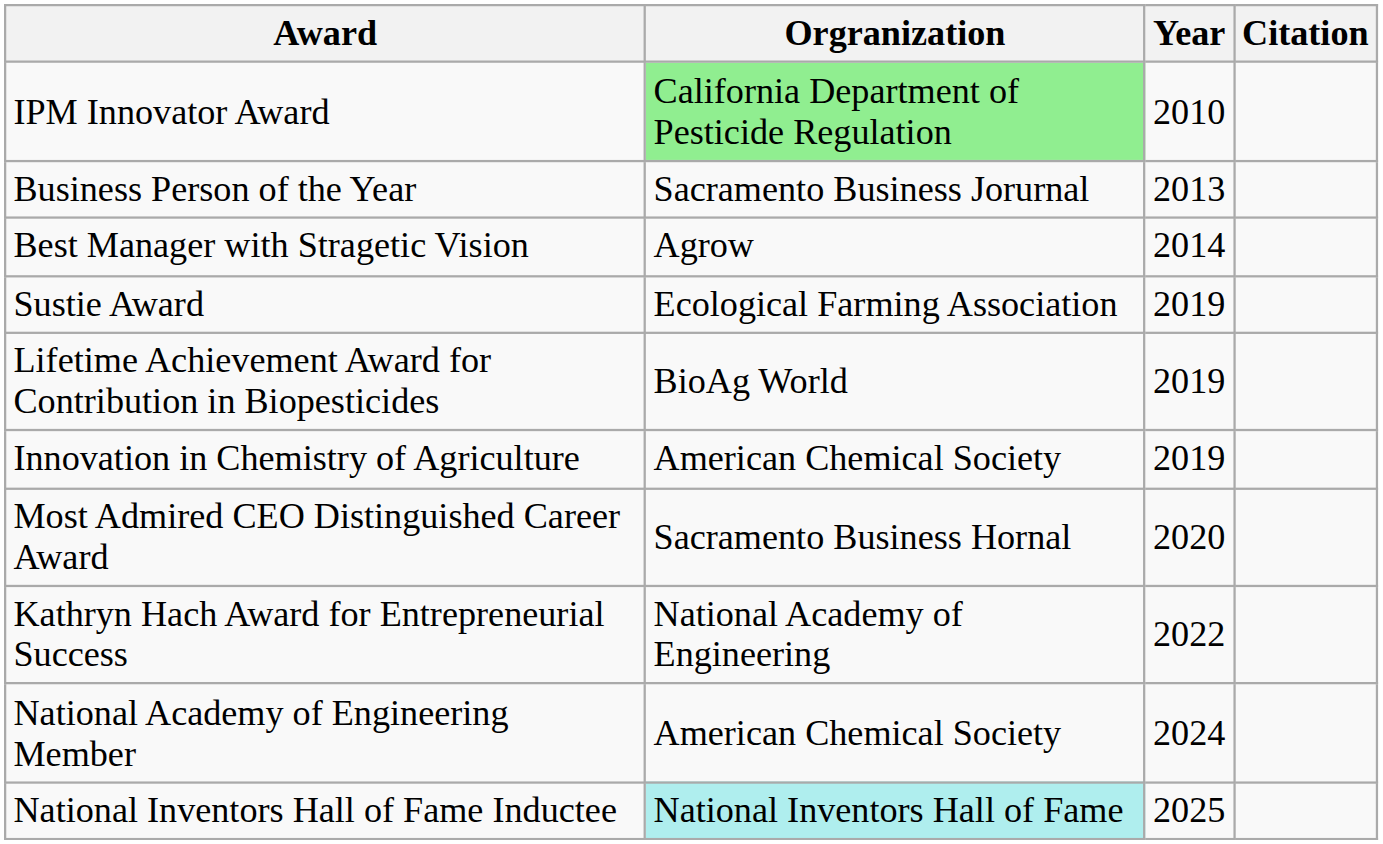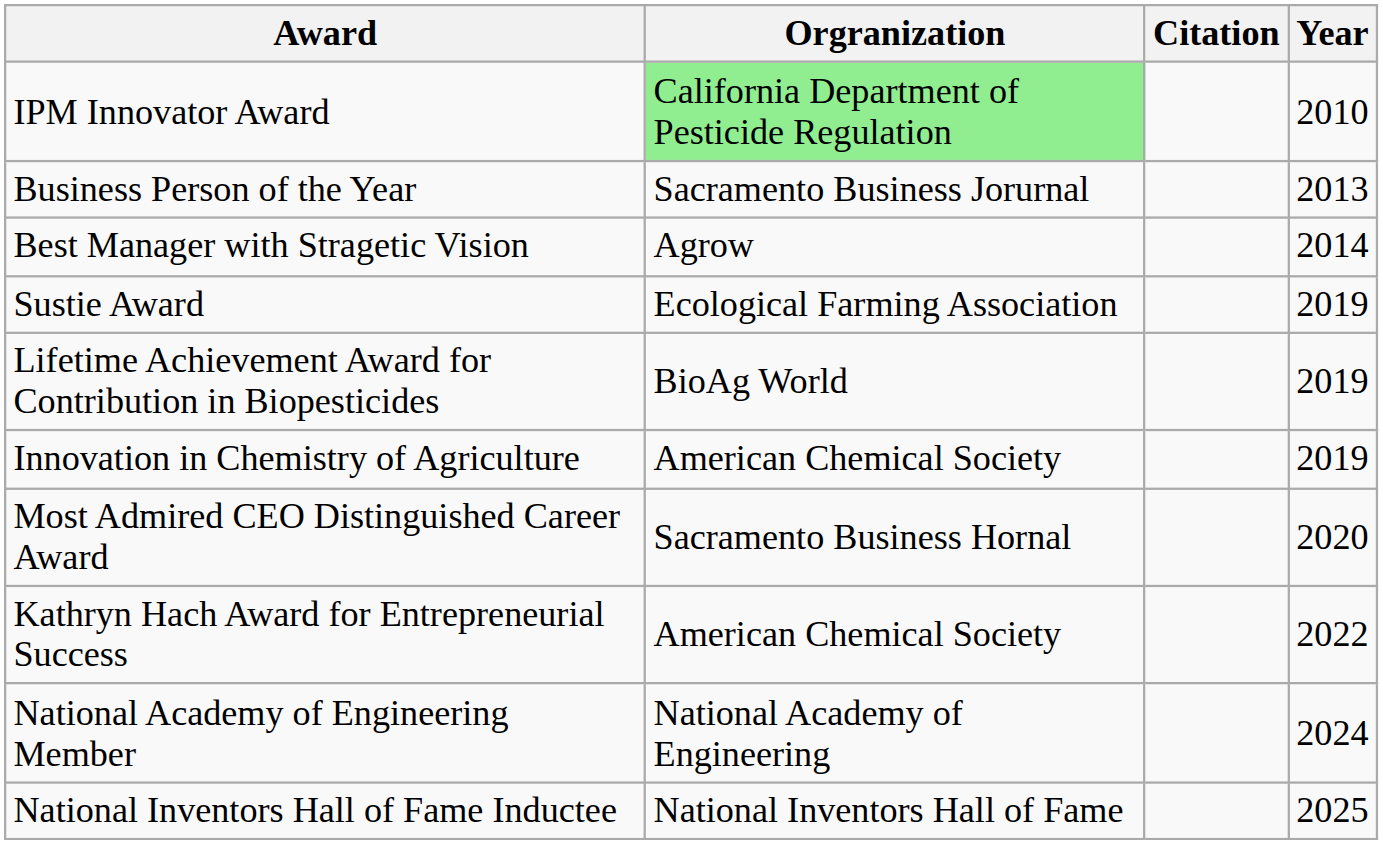columns swapped: (1189, 33) <-> (1305, 33)
(808, 634) National Academy of Engineering -> (857, 634) American Chemical Society
(857, 732) American Chemical Society -> (808, 732) National Academy of Engineering
(889, 810) paleturquoise background -> (889, 810) no background
